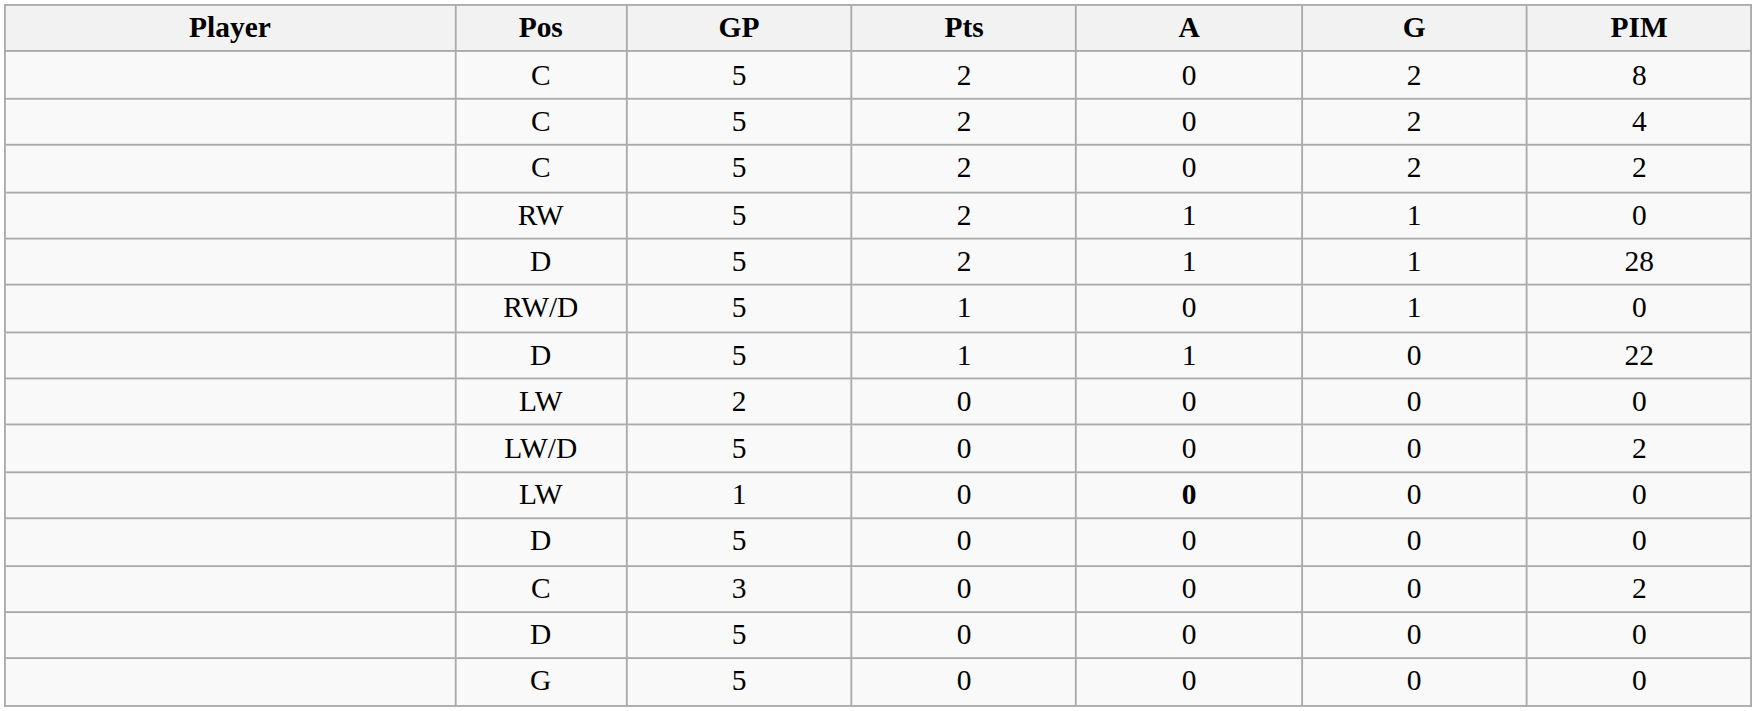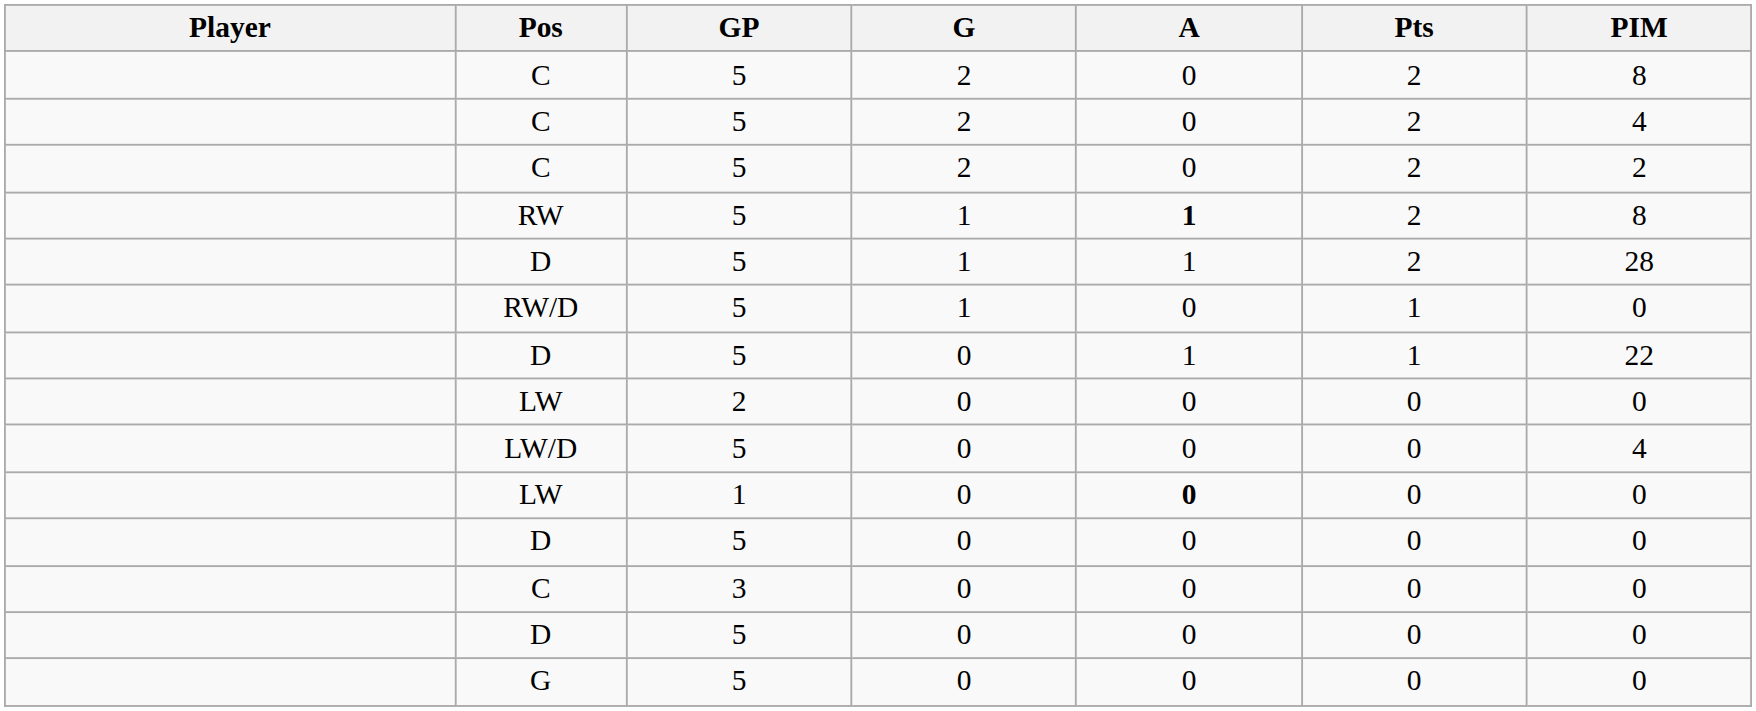columns swapped: (1414, 27) <-> (964, 27)
(1189, 214) normal -> (1189, 214) bold
(1639, 214) 0 -> (1639, 214) 8
(1639, 448) 2 -> (1639, 448) 4
(1639, 588) 2 -> (1639, 588) 0
